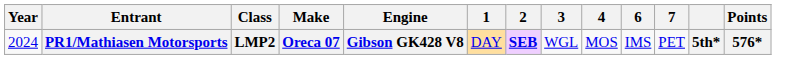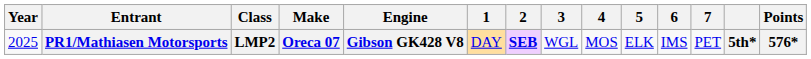+ column: (639, 17)
(23, 41) 2024 -> (23, 41) 2025
